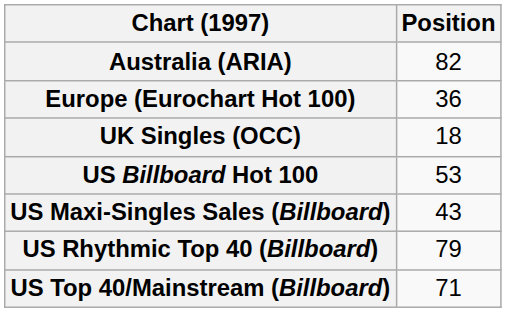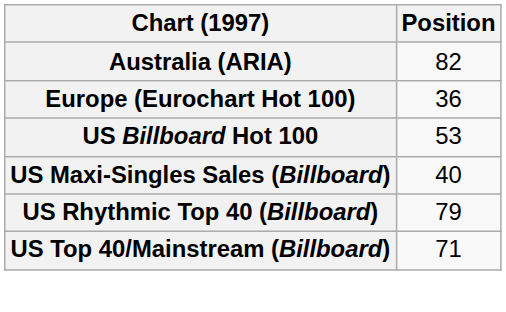- row: (200, 136)
(448, 212) 43 -> (448, 174) 40
